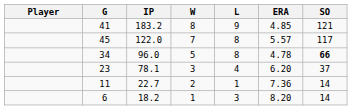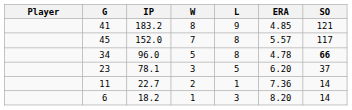(149, 40) 122.0 -> (149, 40) 152.0
(237, 69) 4 -> (237, 69) 5
